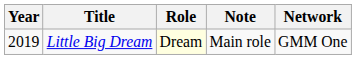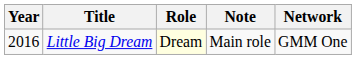(24, 41) 2019 -> (24, 41) 2016
